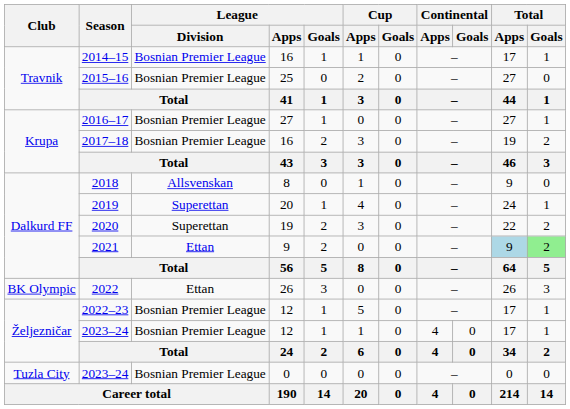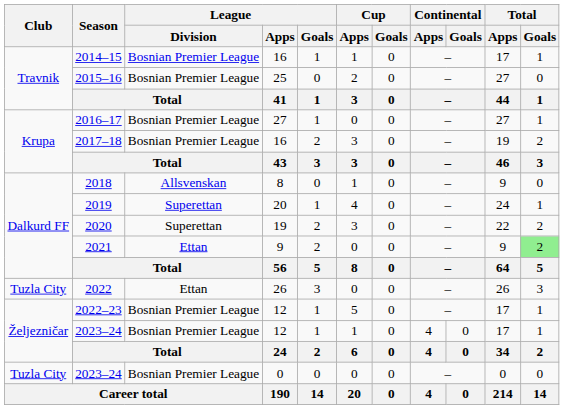(509, 246) lightblue background -> (503, 246) no background
(42, 288) BK Olympic -> (38, 288) Tuzla City
